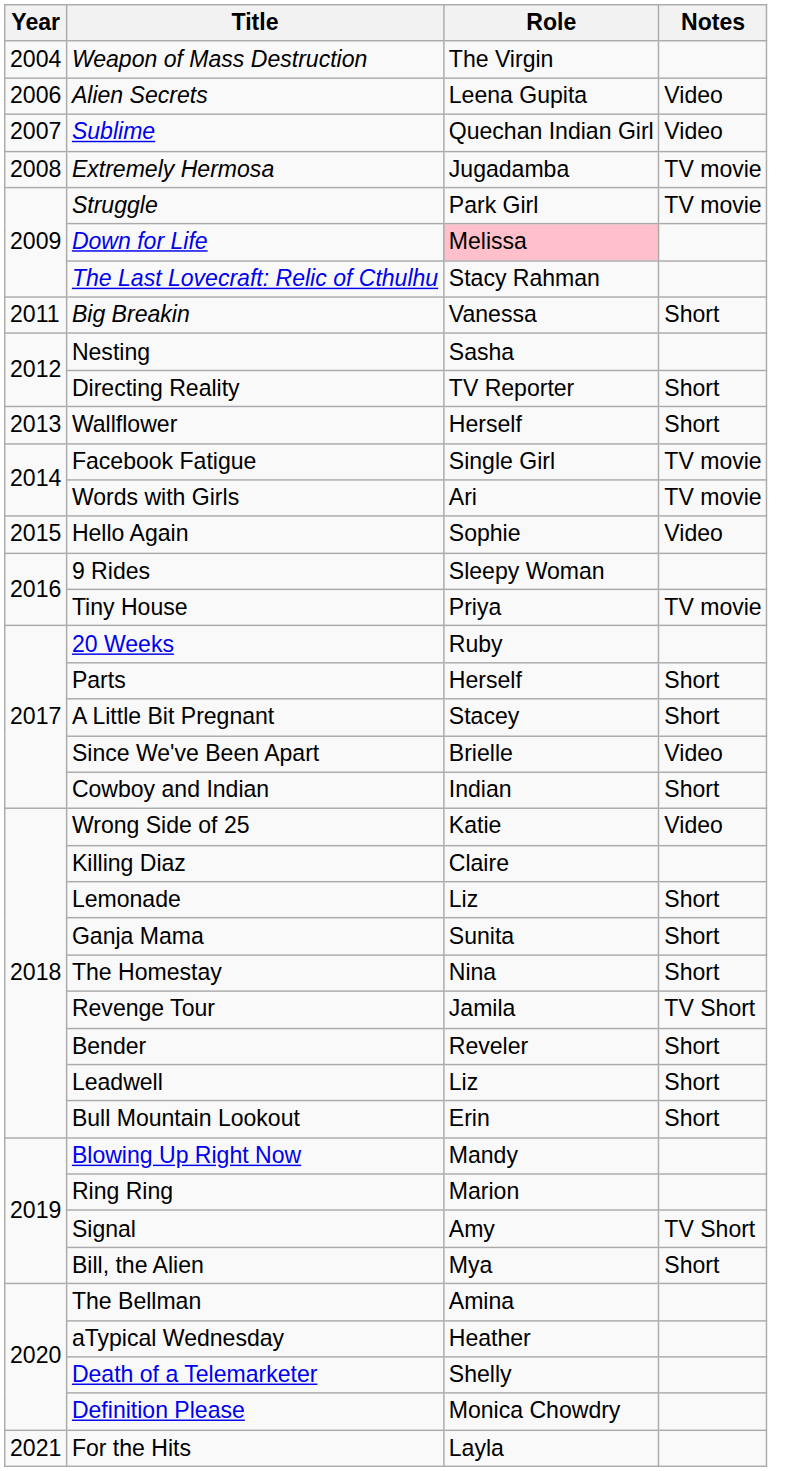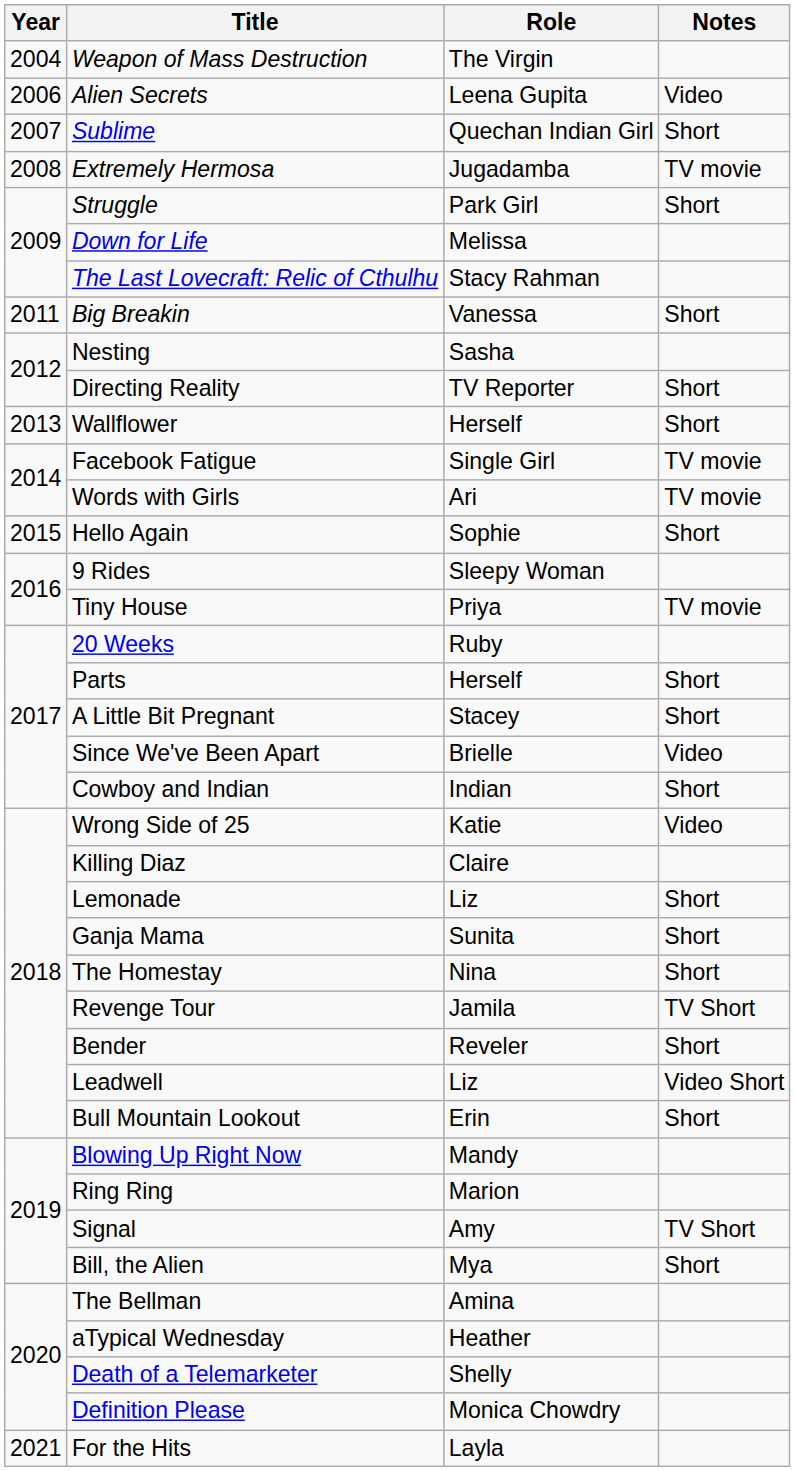(694, 132) Video -> (692, 132) Short
(713, 205) TV movie -> (692, 205) Short
(488, 242) pink background -> (488, 242) no background
(694, 534) Video -> (692, 534) Short
(692, 1082) Short -> (724, 1082) Video Short
